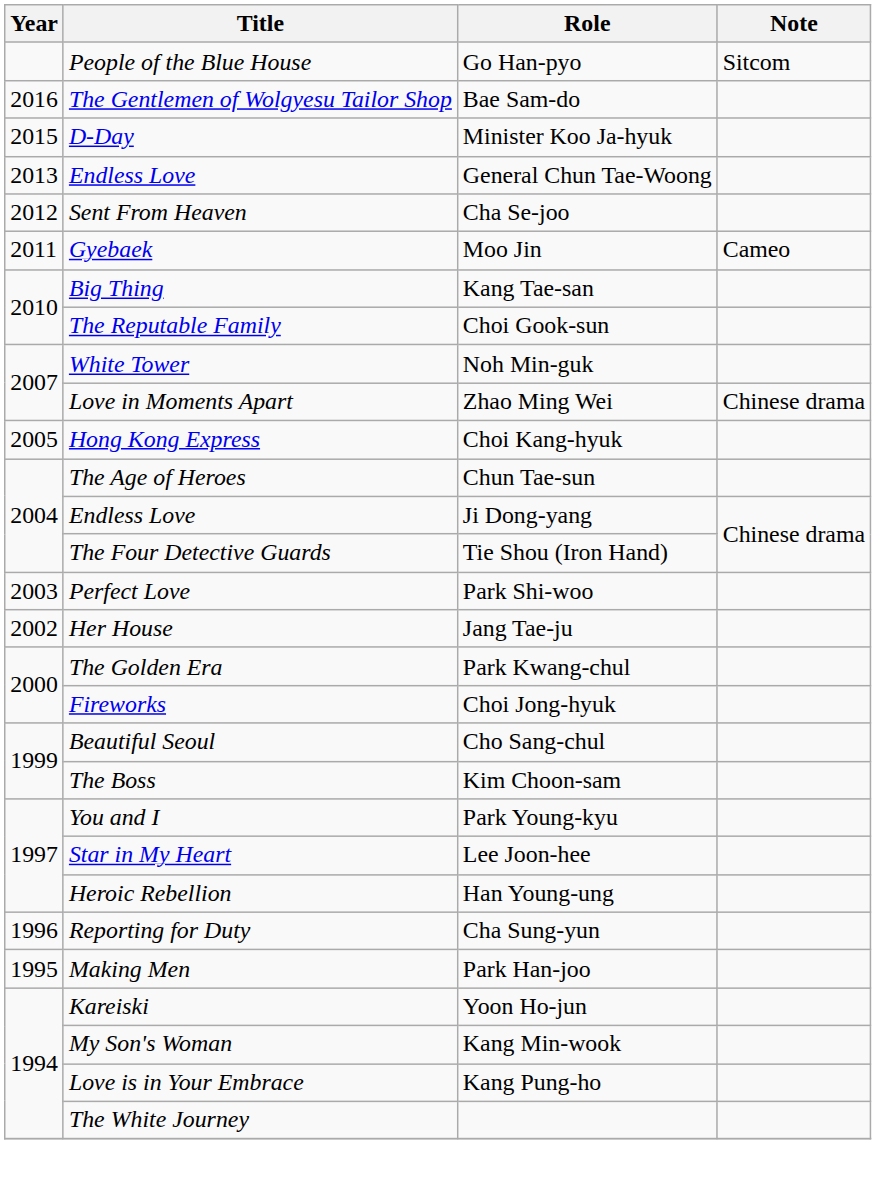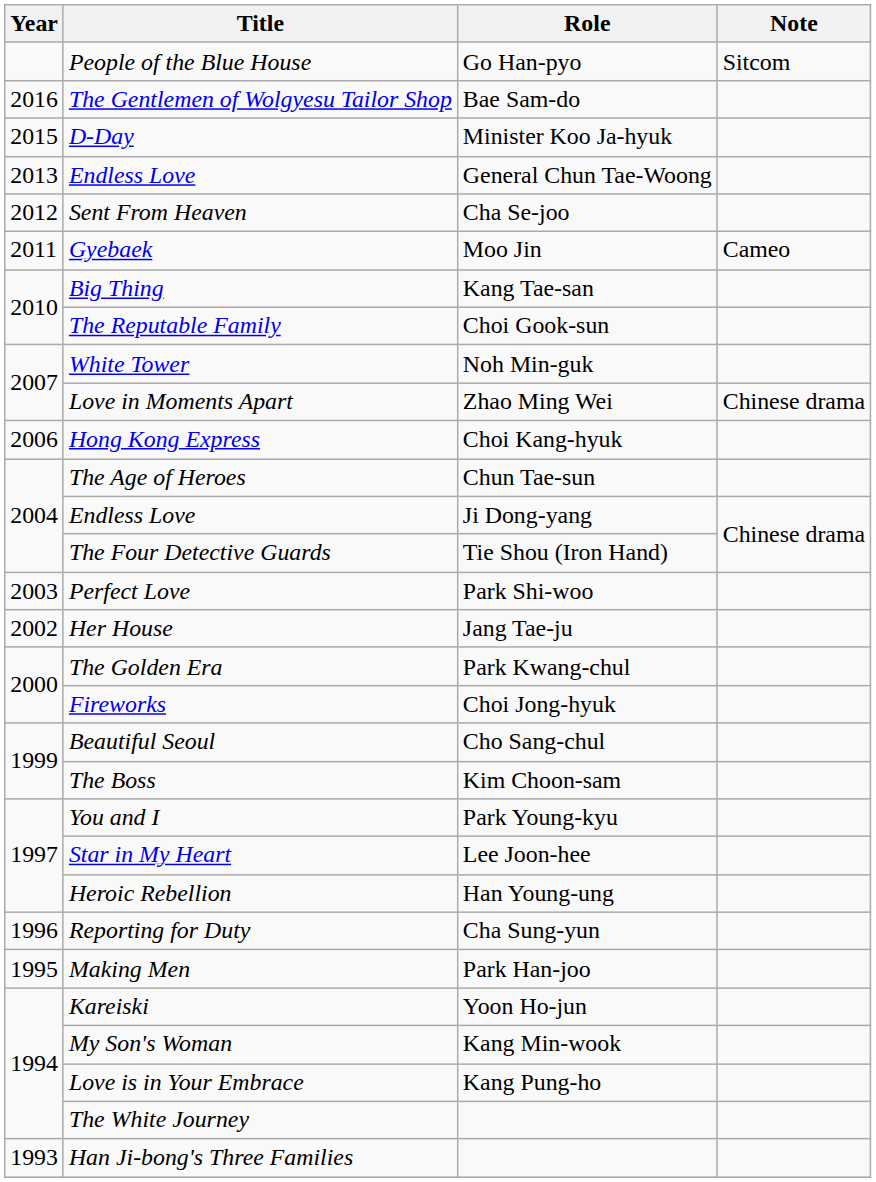(34, 439) 2005 -> (34, 439) 2006
+ row: (211, 1157)
